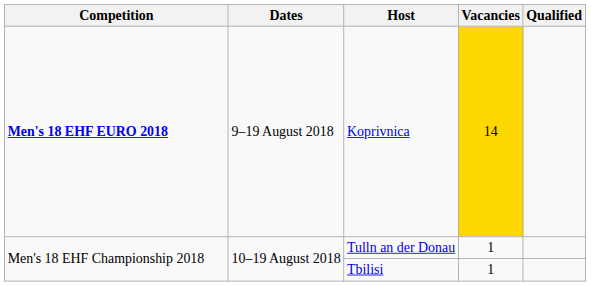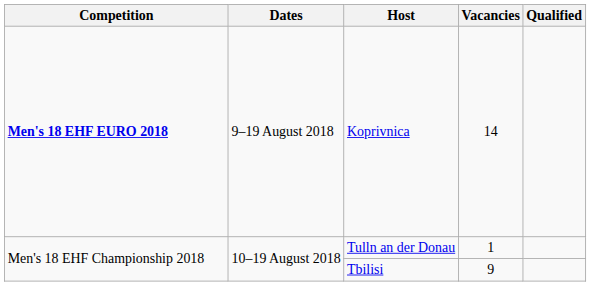(491, 131) gold background -> (491, 131) no background
(491, 269) 1 -> (491, 269) 9
